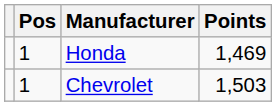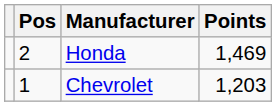(25, 53) 1 -> (25, 53) 2
(241, 85) 1,503 -> (241, 85) 1,203
